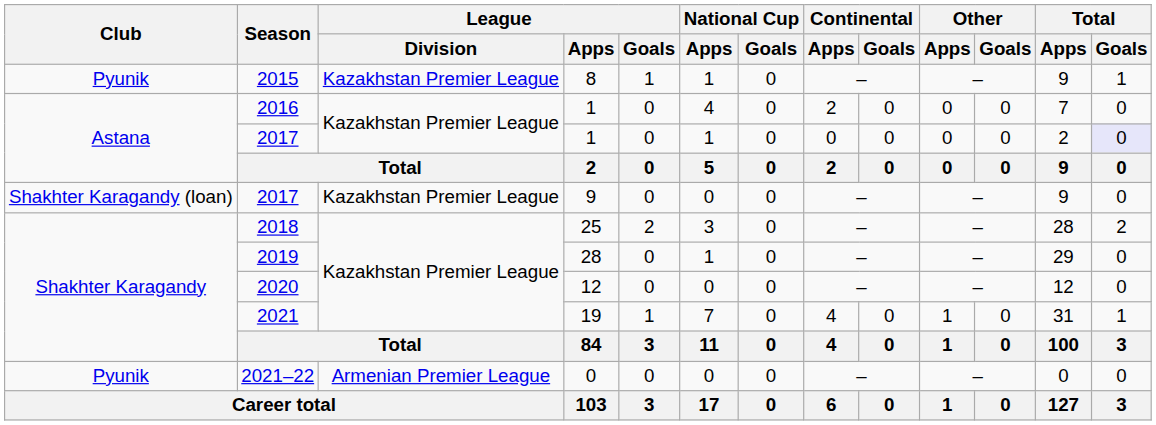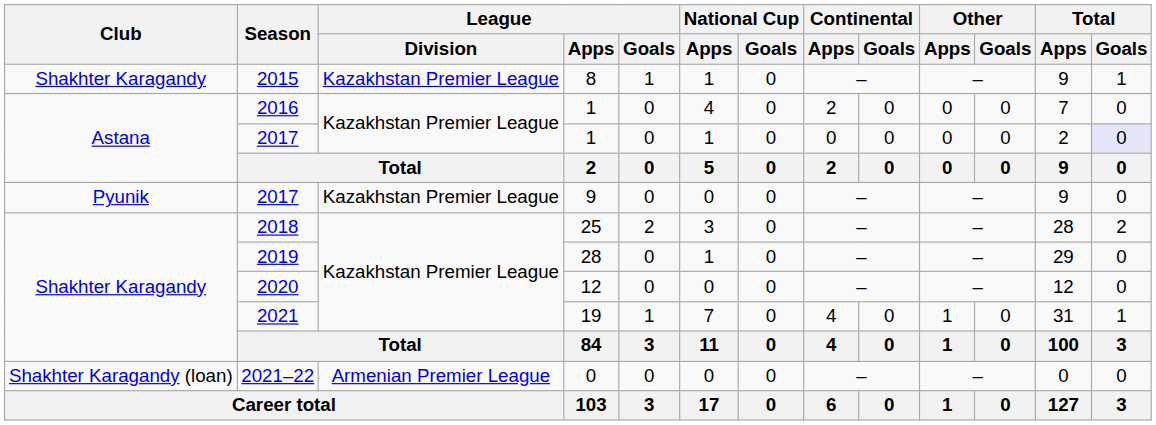(121, 78) Pyunik -> (121, 78) Shakhter Karagandy
(121, 197) Shakhter Karagandy (loan) -> (121, 197) Pyunik
(121, 375) Pyunik -> (121, 375) Shakhter Karagandy (loan)
